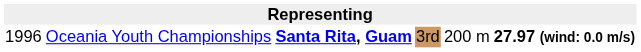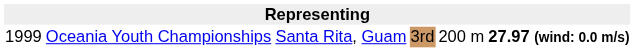(23, 37) 1996 -> (23, 37) 1999
(344, 37) bold -> (341, 37) normal
